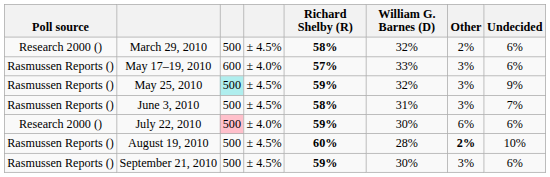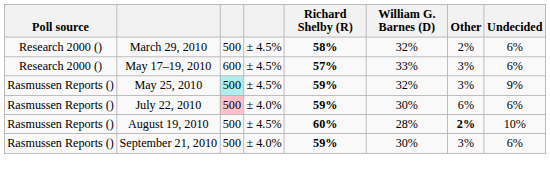(61, 66) Rasmussen Reports () -> (61, 66) Research 2000 ()
(264, 66) ± 4.0% -> (264, 66) ± 4.5%
- row: (168, 104)
(61, 124) Research 2000 () -> (61, 104) Rasmussen Reports ()
(264, 162) ± 4.5% -> (264, 143) ± 4.0%
